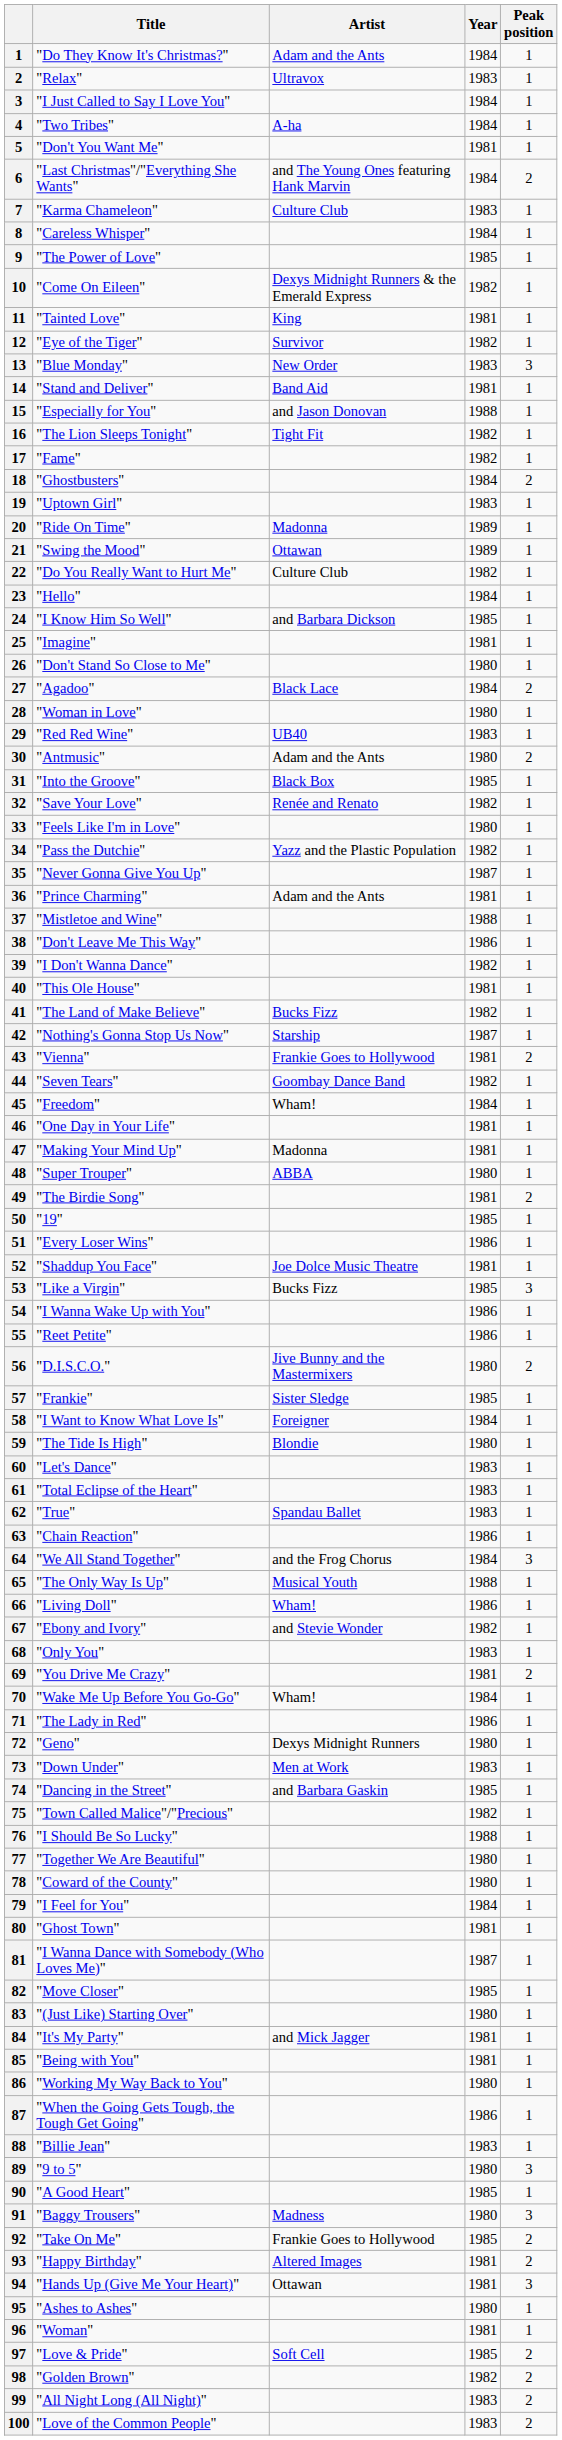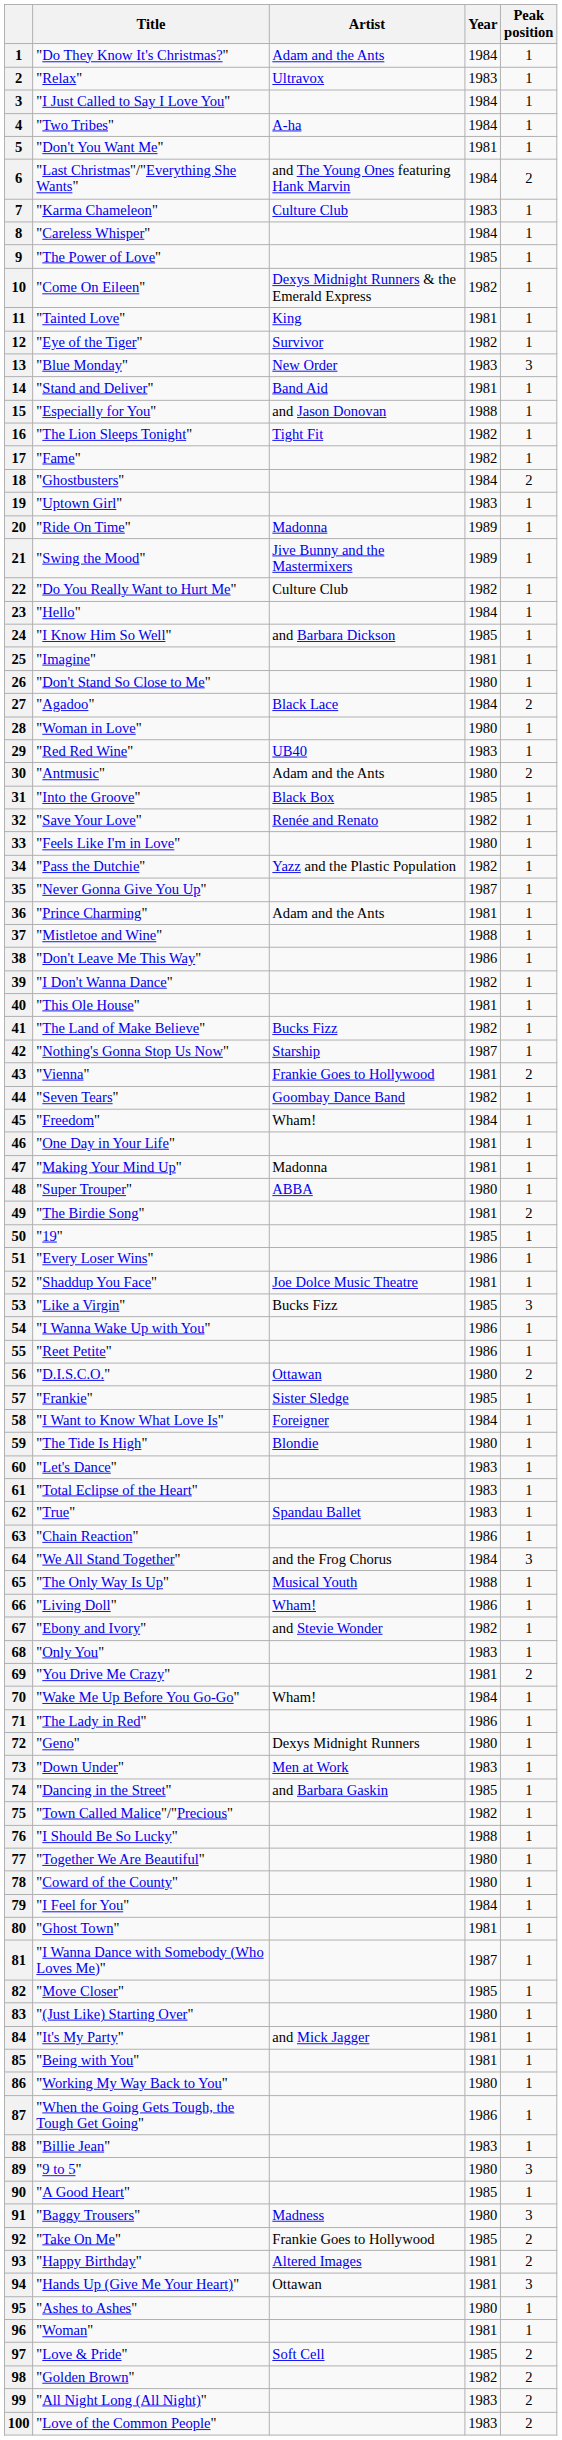(297, 550) Ottawan -> (328, 558) Jive Bunny and the Mastermixers
(328, 1366) Jive Bunny and the Mastermixers -> (297, 1374) Ottawan
